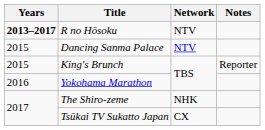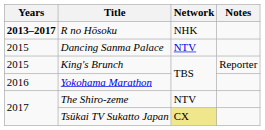(185, 30) NTV -> (186, 30) NHK
(186, 99) NHK -> (185, 99) NTV
(181, 116) no background -> (181, 116) khaki background
